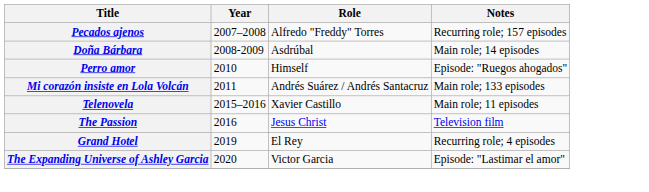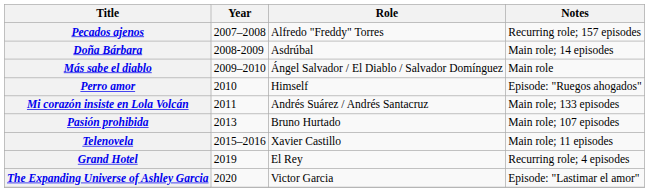+ row: (108, 68)
+ row: (108, 123)
- row: (108, 123)
